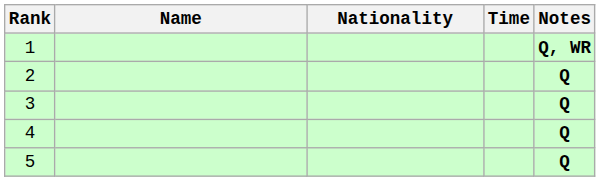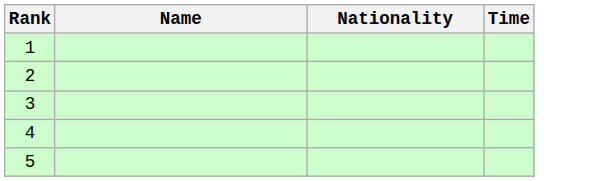- column: (565, 19)
